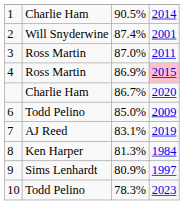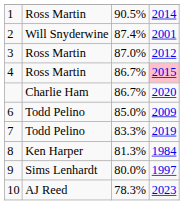(57, 14) Charlie Ham -> (56, 14) Ross Martin
(164, 53) 2011 -> (164, 53) 2012
(130, 72) 86.9% -> (130, 72) 86.7%
(46, 131) AJ Reed -> (55, 131) Todd Pelino
(130, 131) 83.1% -> (130, 131) 83.3%
(130, 170) 80.9% -> (130, 170) 80.0%
(55, 190) Todd Pelino -> (46, 190) AJ Reed
